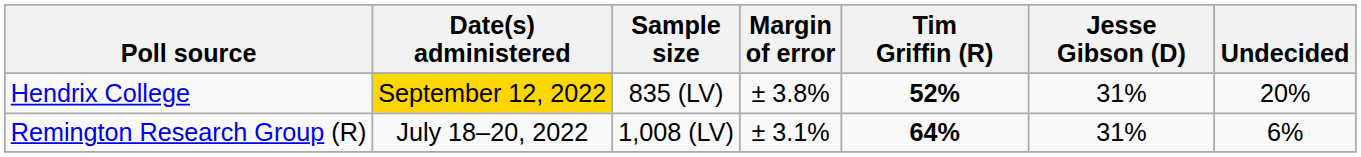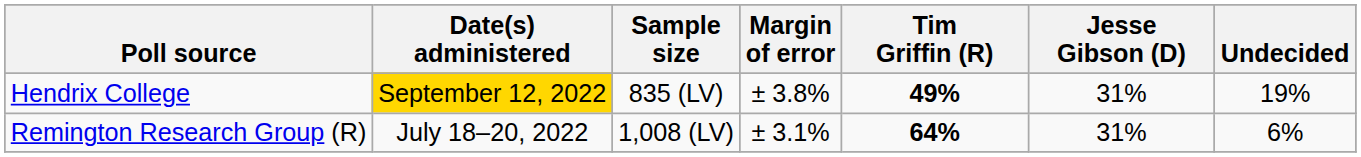(935, 93) 52% -> (935, 93) 49%
(1285, 93) 20% -> (1285, 93) 19%
